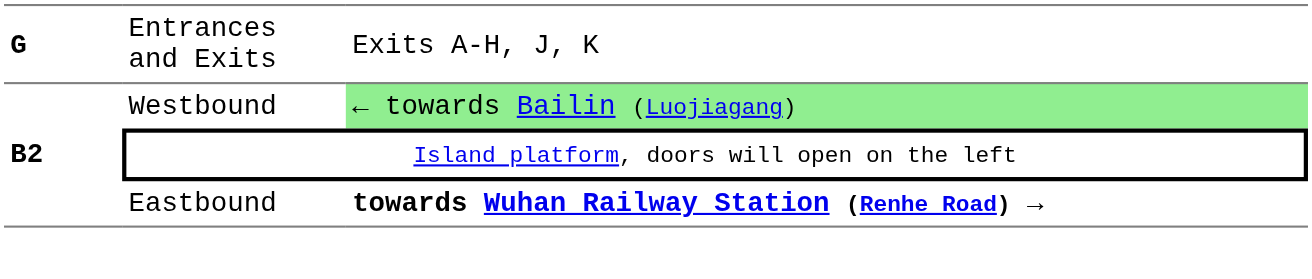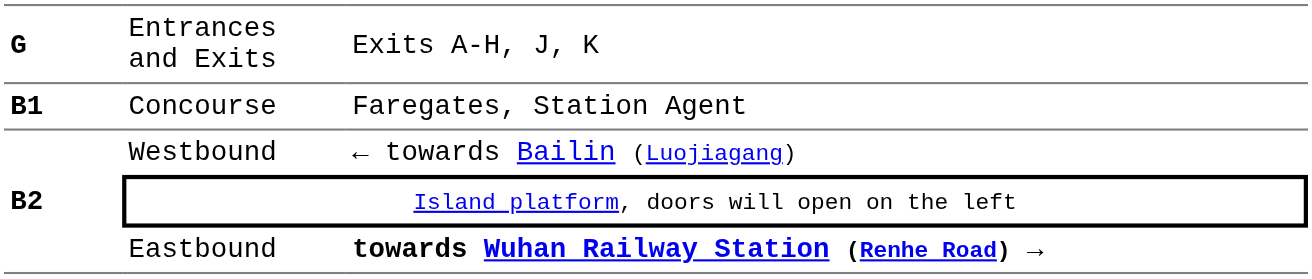+ row: (203, 106)
(574, 106) lightgreen background -> (574, 153) no background
